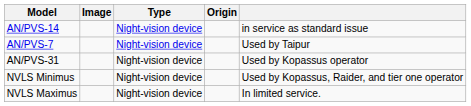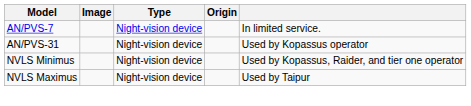- row: (33, 28)
(276, 45) Used by Taipur -> (281, 28) In limited service.
(281, 93) In limited service. -> (276, 77) Used by Taipur
